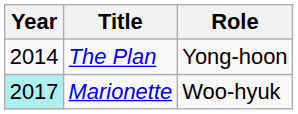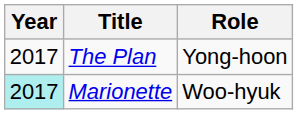(34, 56) 2014 -> (34, 56) 2017
